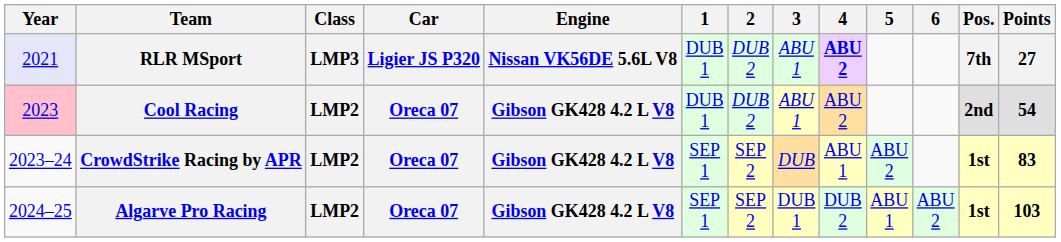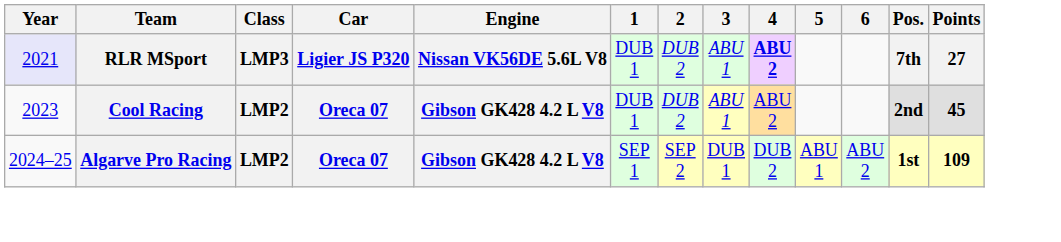(40, 109) pink background -> (40, 109) no background
(1027, 109) 54 -> (957, 109) 45
- row: (191, 160)
(1027, 211) 103 -> (957, 160) 109
